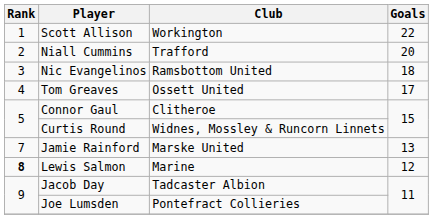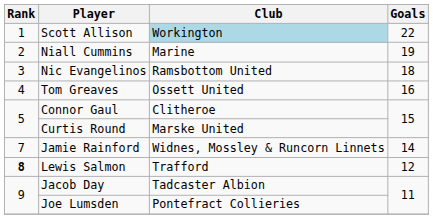(187, 33) no background -> (187, 33) lightblue background
(180, 52) Trafford -> (173, 52) Marine
(408, 52) 20 -> (408, 52) 19
(408, 90) 17 -> (408, 90) 16
(268, 128) Widnes, Mossley & Runcorn Linnets -> (198, 128) Marske United
(198, 147) Marske United -> (268, 147) Widnes, Mossley & Runcorn Linnets
(408, 147) 13 -> (408, 147) 14
(173, 167) Marine -> (180, 167) Trafford
